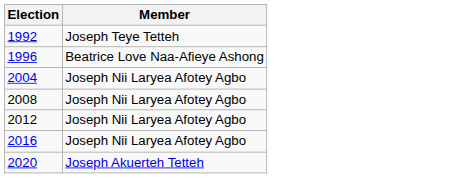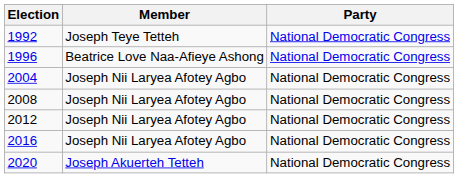+ column: (360, 15)
